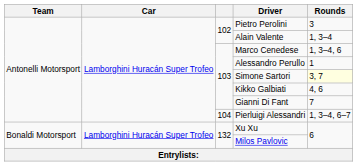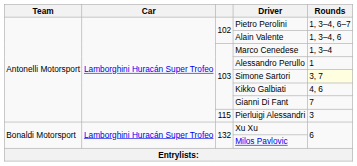(311, 24) 3 -> (330, 24) 1, 3–4, 6–7
(321, 37) 1, 3–4 -> (325, 37) 1, 3–4, 6
(325, 50) 1, 3–4, 6 -> (321, 50) 1, 3–4
(224, 115) 104 -> (224, 115) 115
(330, 115) 1, 3–4, 6–7 -> (311, 115) 3
